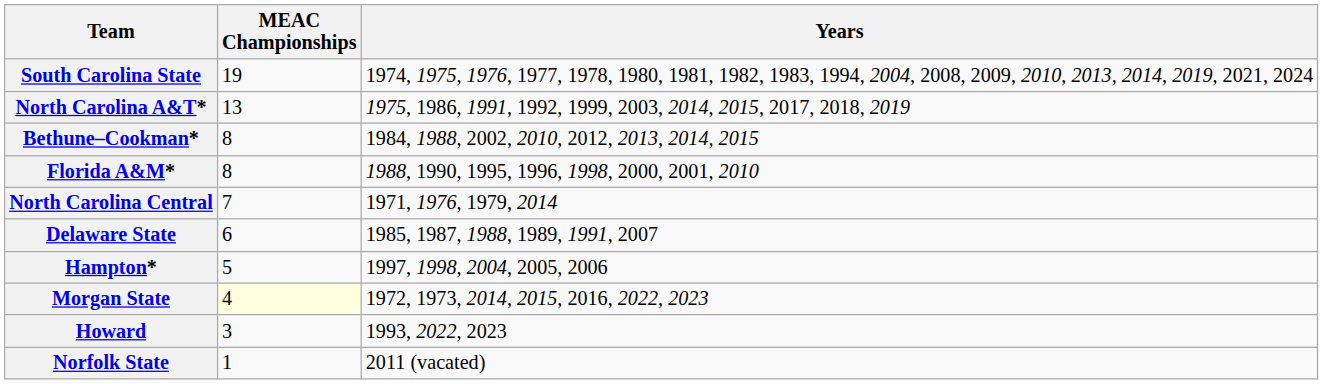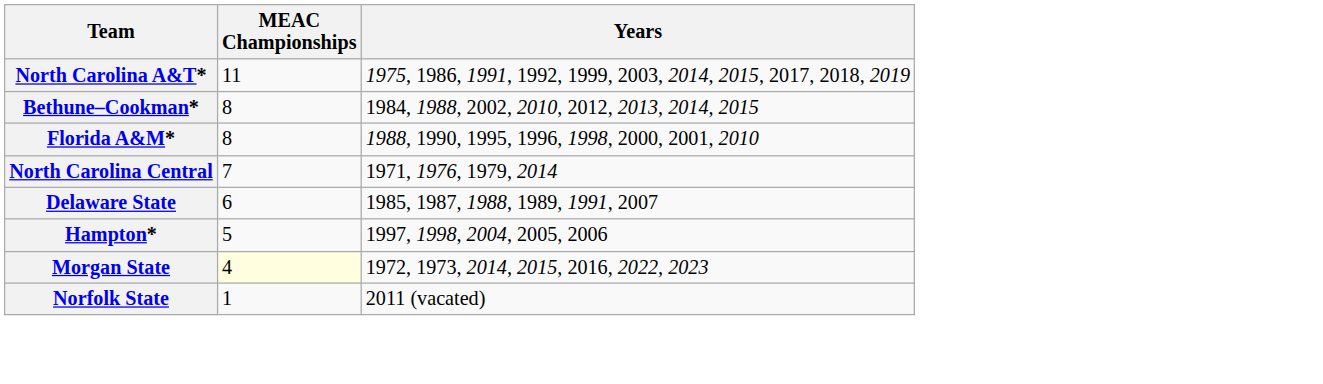- row: (111, 75)
(232, 107) 13 -> (232, 75) 11
- row: (111, 330)
